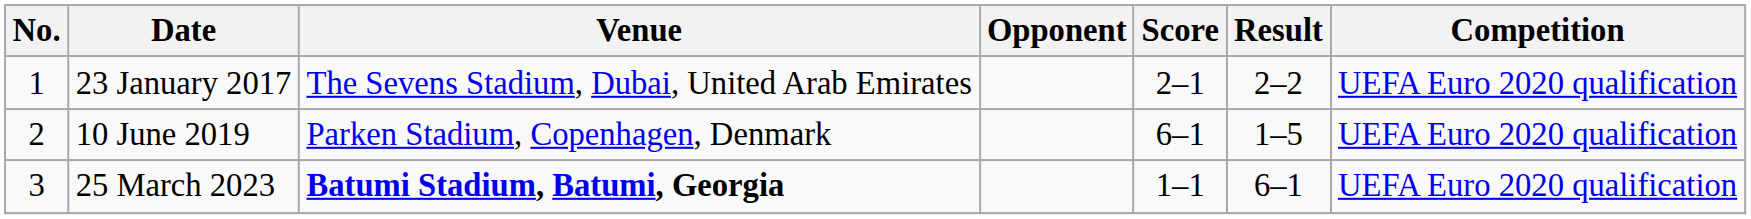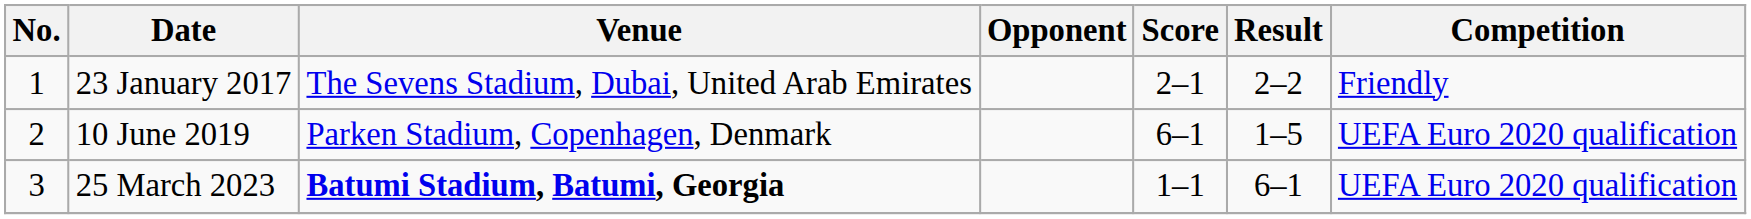(1538, 82) UEFA Euro 2020 qualification -> (1393, 82) Friendly
